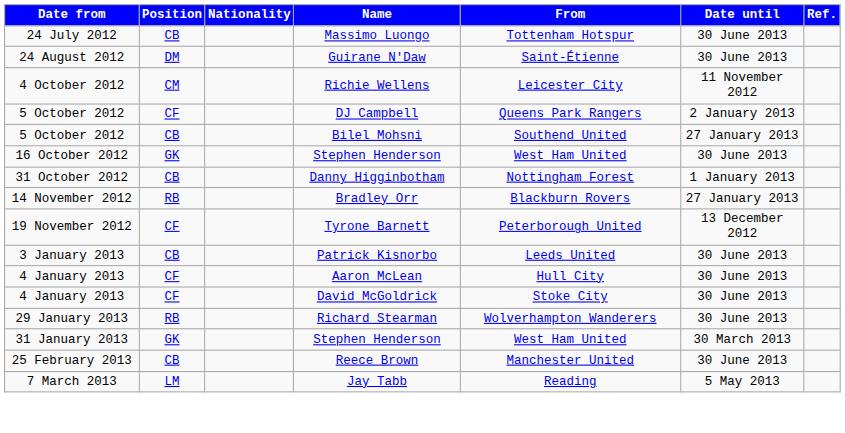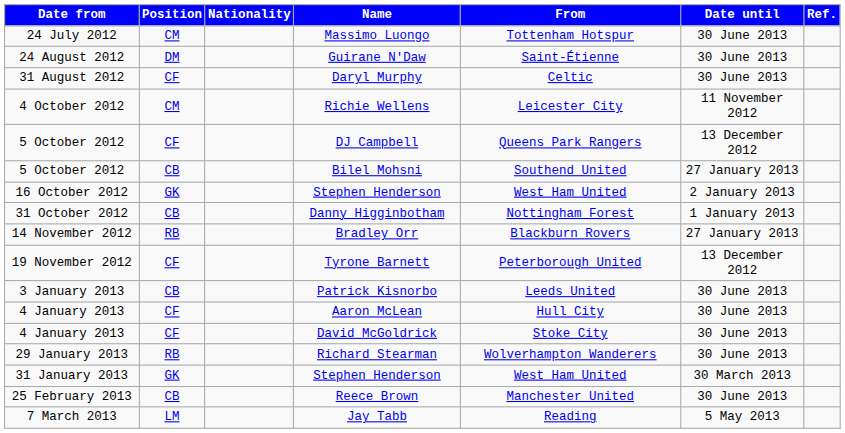(172, 36) CB -> (172, 36) CM
+ row: (72, 78)
(742, 114) 2 January 2013 -> (742, 142) 13 December 2012
(742, 156) 30 June 2013 -> (742, 192) 2 January 2013
